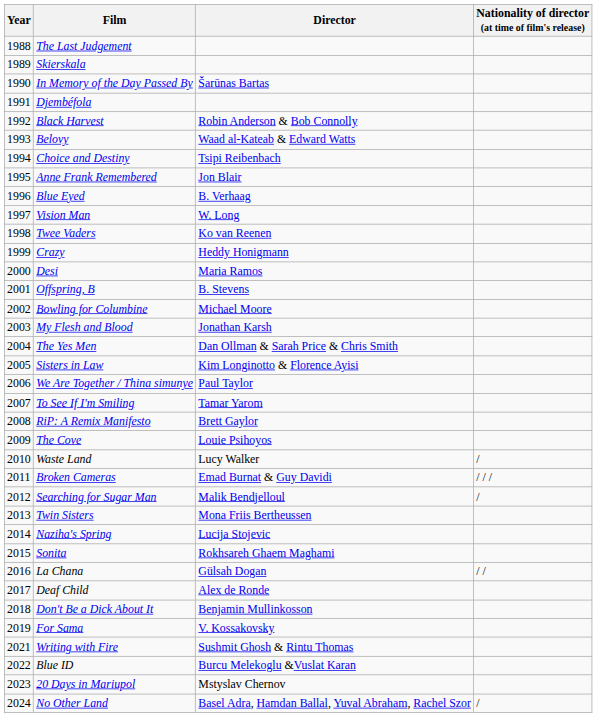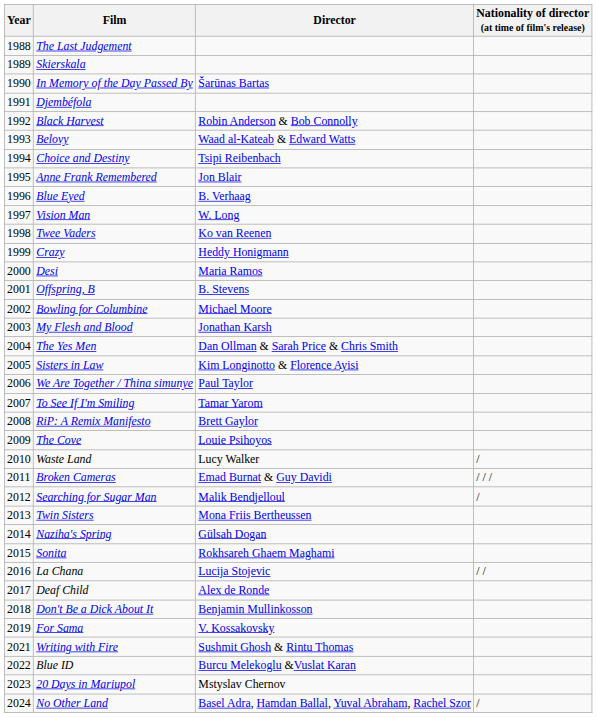(234, 534) Lucija Stojevic -> (232, 534) Gülsah Dogan
(232, 571) Gülsah Dogan -> (234, 571) Lucija Stojevic
